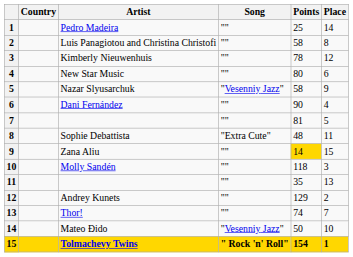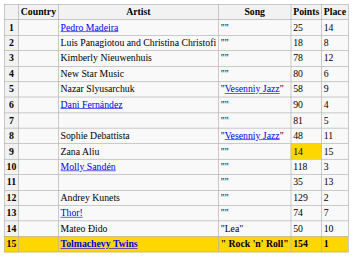(298, 43) 58 -> (298, 43) 18
(246, 136) "Extra Cute" -> (252, 136) "Vesenniy Jazz"
(252, 228) "Vesenniy Jazz" -> (232, 228) "Lea"
